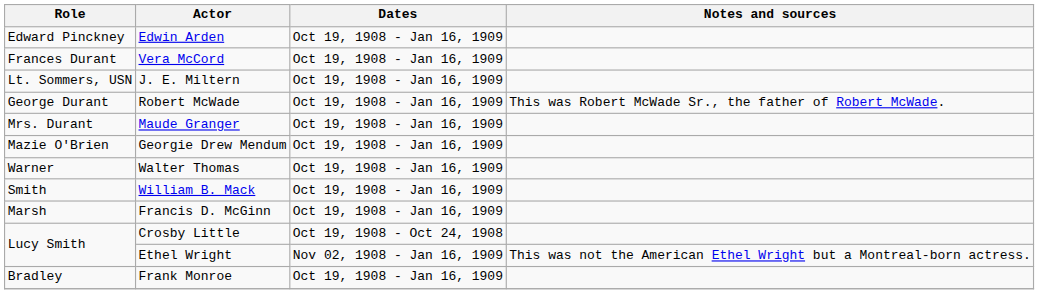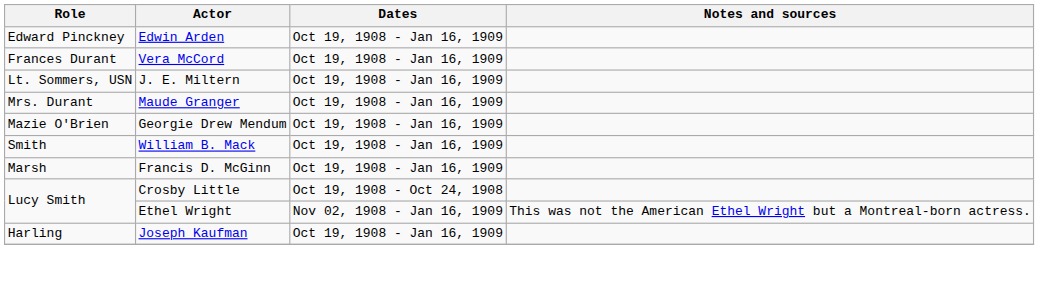- row: (189, 102)
- row: (189, 168)
- row: (185, 277)
+ row: (193, 233)
